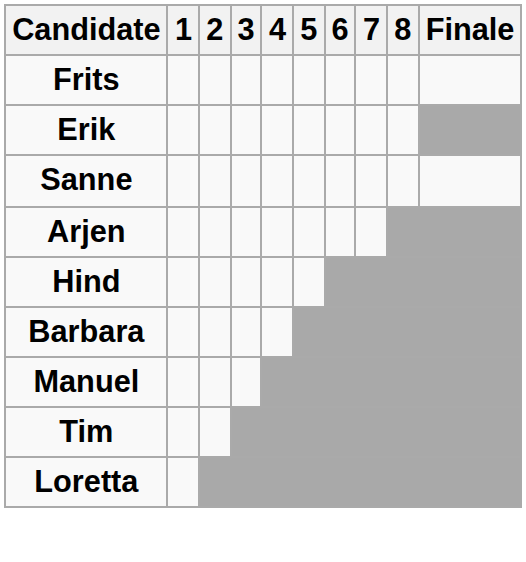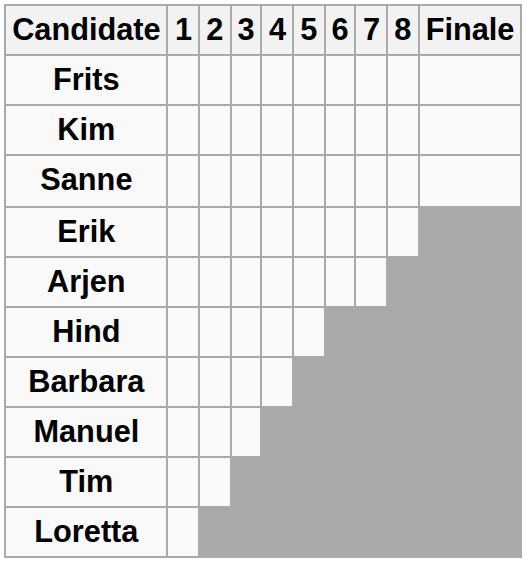+ row: (86, 130)
rows swapped: (86, 180) <-> (86, 130)
